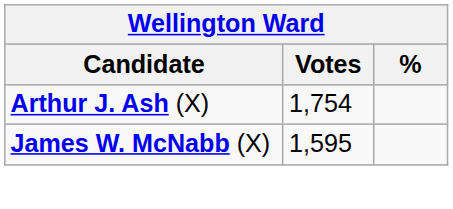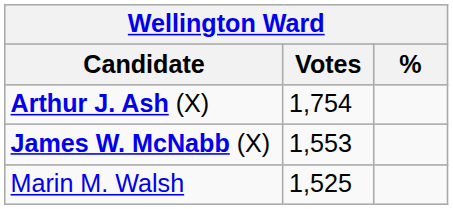(320, 143) 1,595 -> (320, 143) 1,553
+ row: (97, 183)
